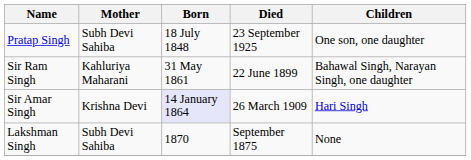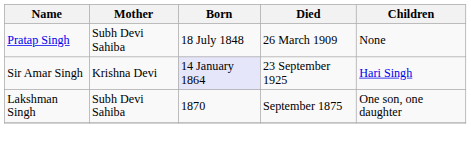(266, 40) 23 September 1925 -> (300, 40) 26 March 1909
(370, 40) One son, one daughter -> (372, 40) None
- row: (27, 73)
(270, 106) 26 March 1909 -> (297, 73) 23 September 1925
(328, 139) None -> (391, 106) One son, one daughter
